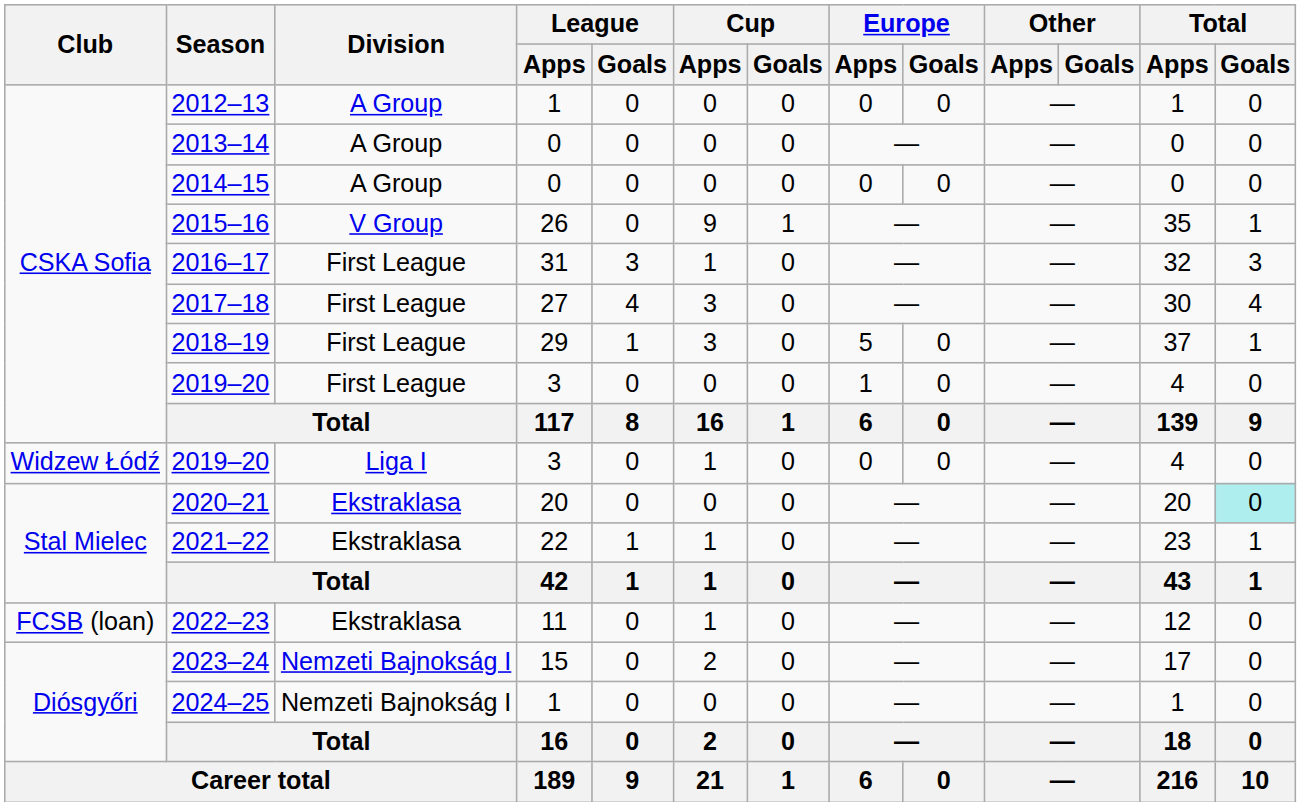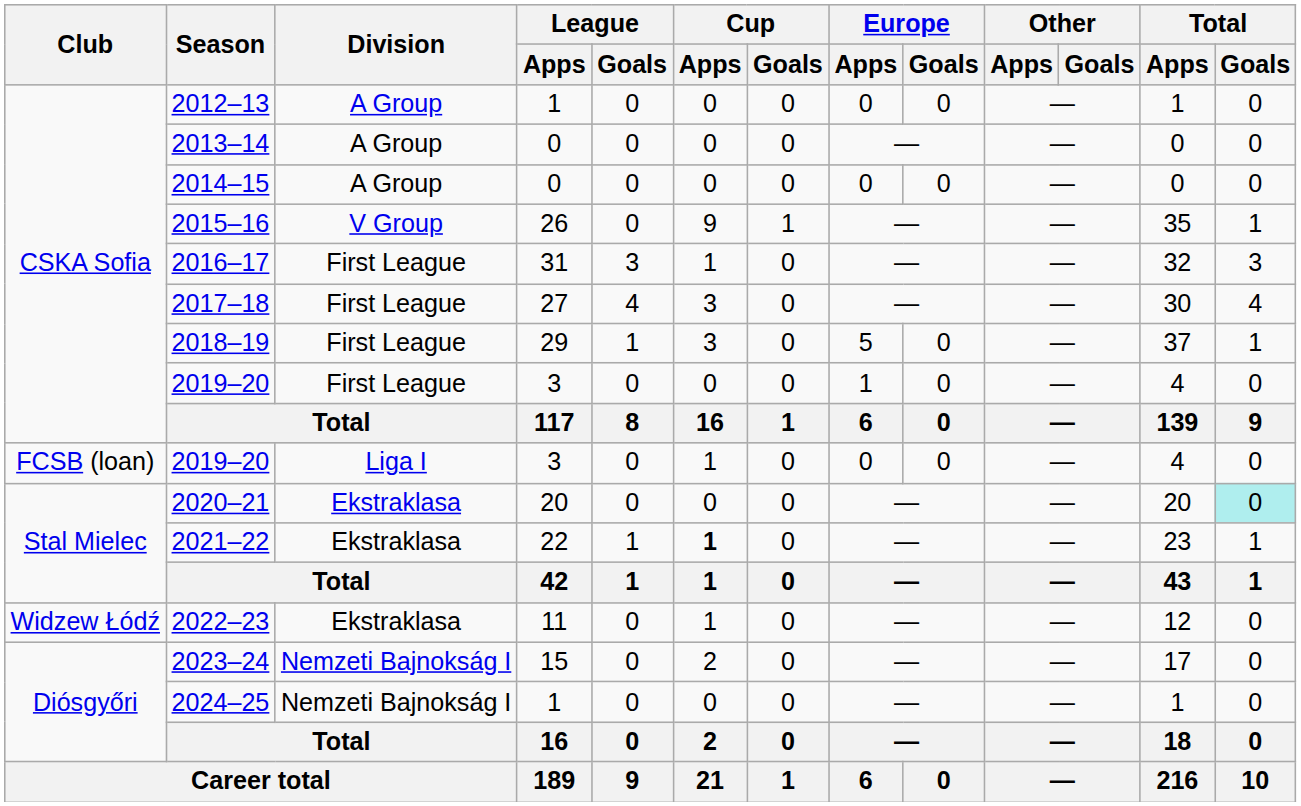(85, 462) Widzew Łódź -> (85, 462) FCSB (loan)
(710, 542) normal -> (710, 542) bold
(85, 622) FCSB (loan) -> (85, 622) Widzew Łódź
